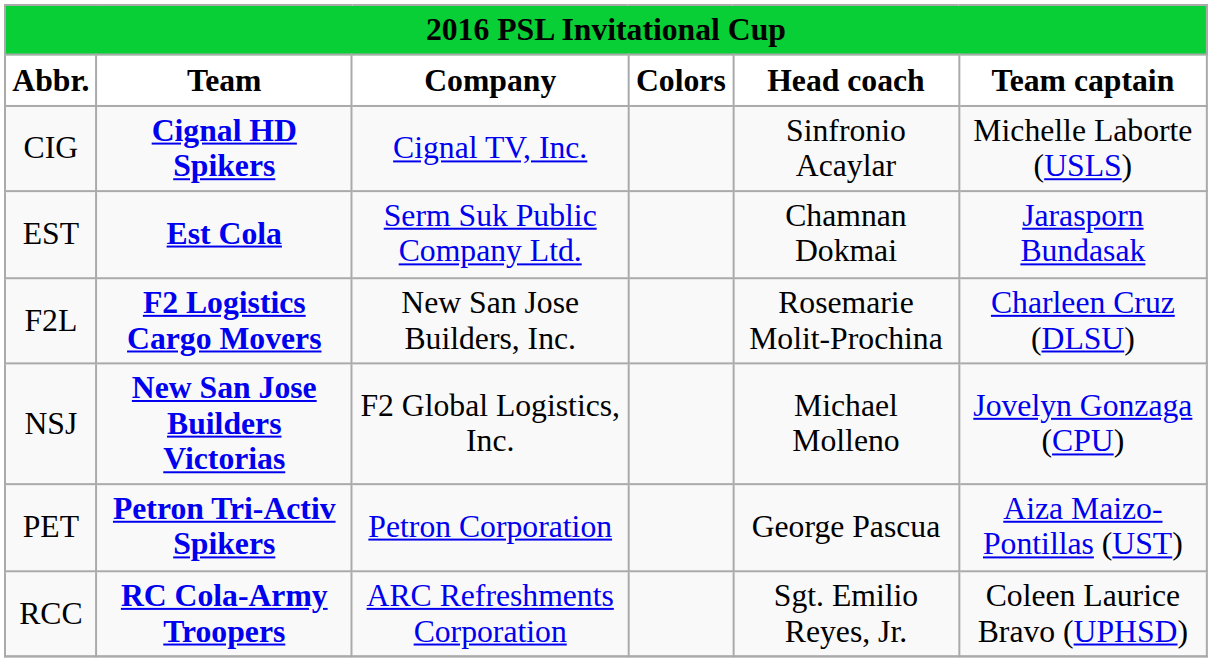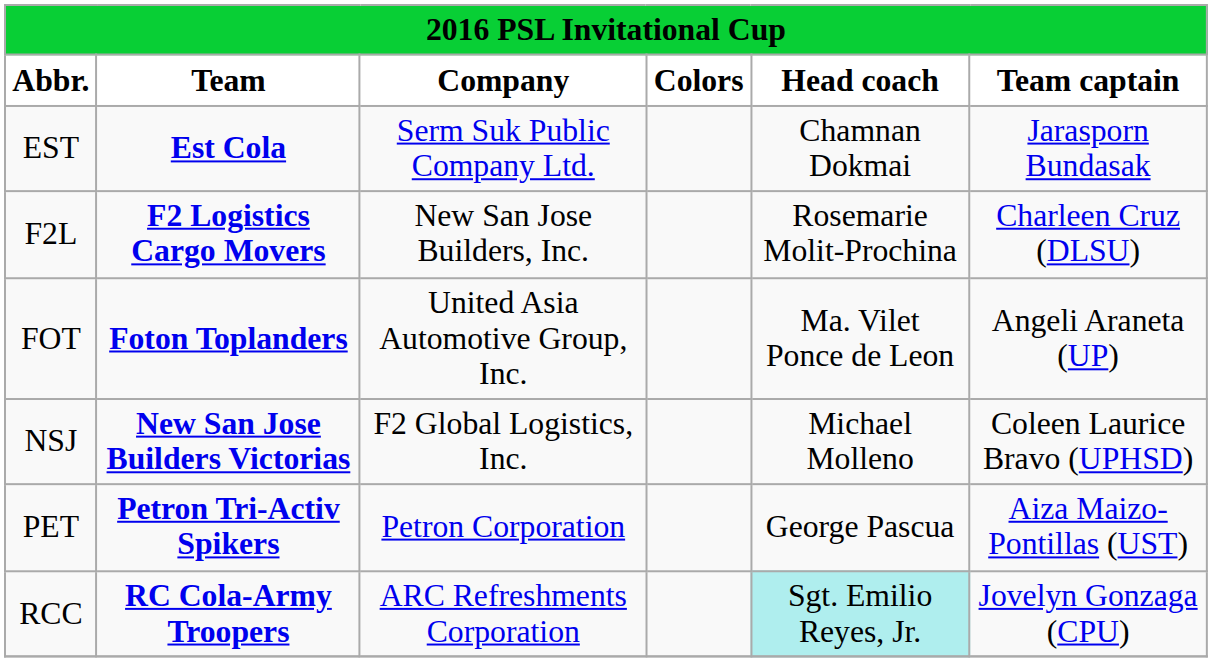- row: (51, 147)
+ row: (51, 337)
(1083, 423) Jovelyn Gonzaga (CPU) -> (1088, 441) Coleen Laurice Bravo (UPHSD)
(846, 612) no background -> (860, 612) paleturquoise background
(1083, 612) Coleen Laurice Bravo (UPHSD) -> (1088, 612) Jovelyn Gonzaga (CPU)
